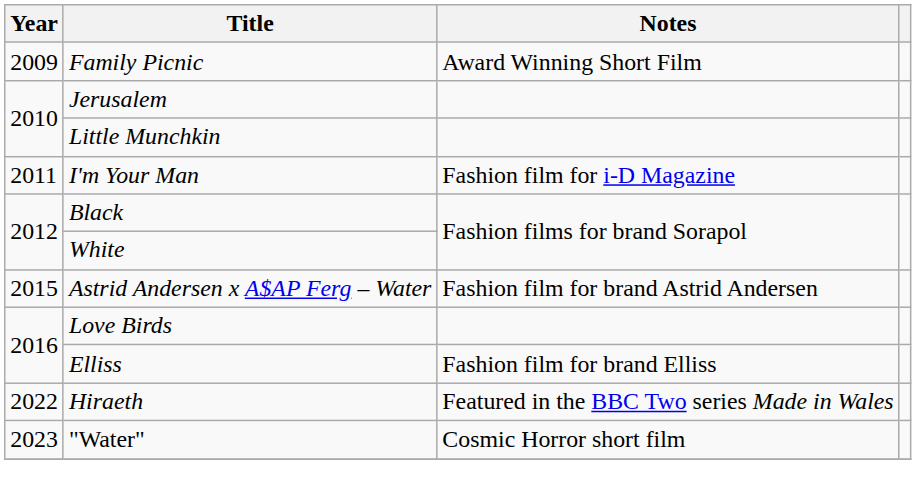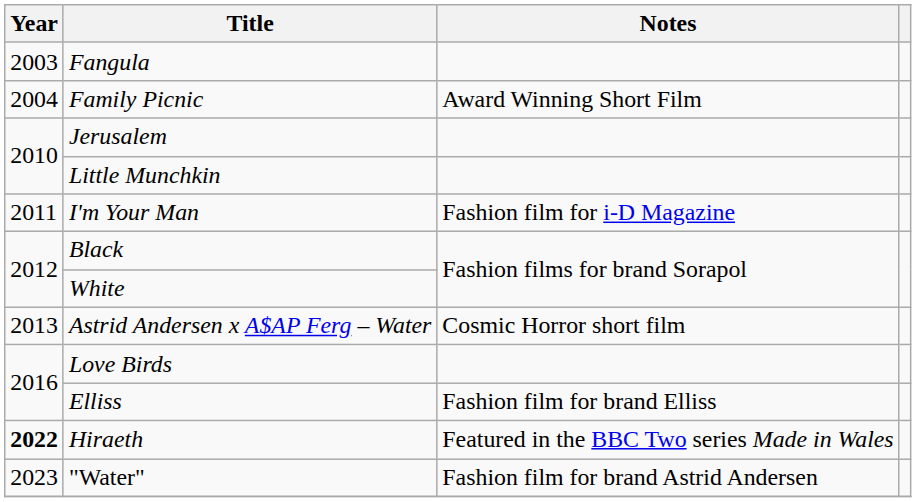+ row: (109, 61)
(34, 61) 2009 -> (34, 99) 2004
(34, 288) 2015 -> (34, 325) 2013
(630, 288) Fashion film for brand Astrid Andersen -> (564, 325) Cosmic Horror short film
(34, 401) normal -> (34, 439) bold
(564, 439) Cosmic Horror short film -> (630, 477) Fashion film for brand Astrid Andersen
